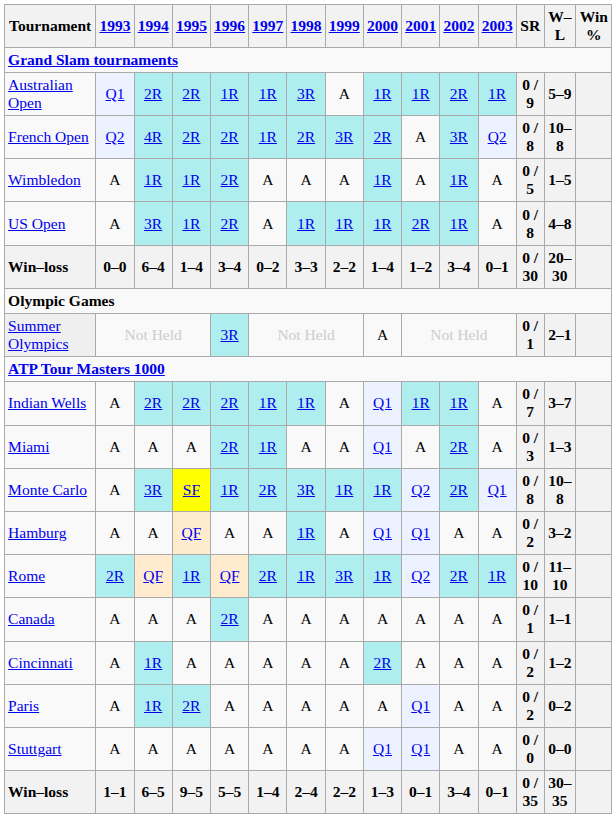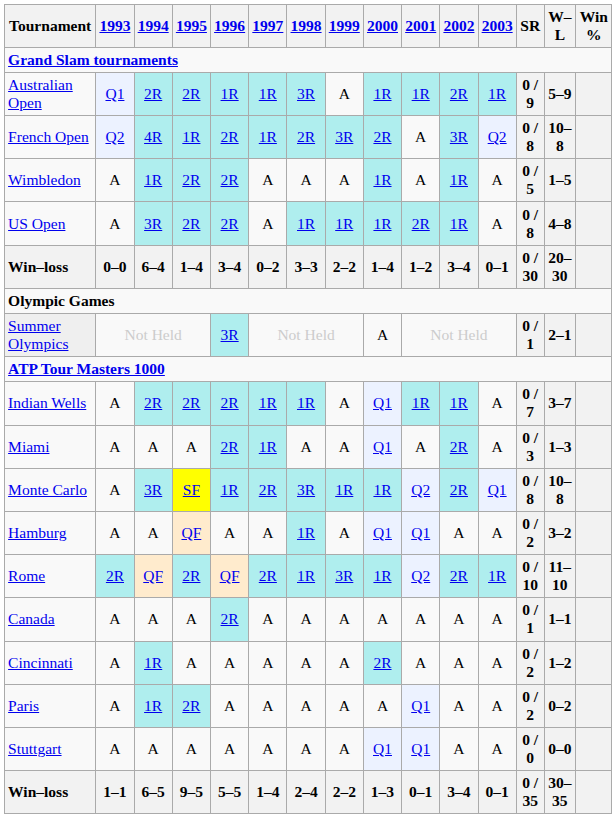(191, 137) 2R -> (191, 137) 1R
(191, 180) 1R -> (191, 180) 2R
(191, 223) 1R -> (191, 223) 2R
(191, 576) 1R -> (191, 576) 2R
